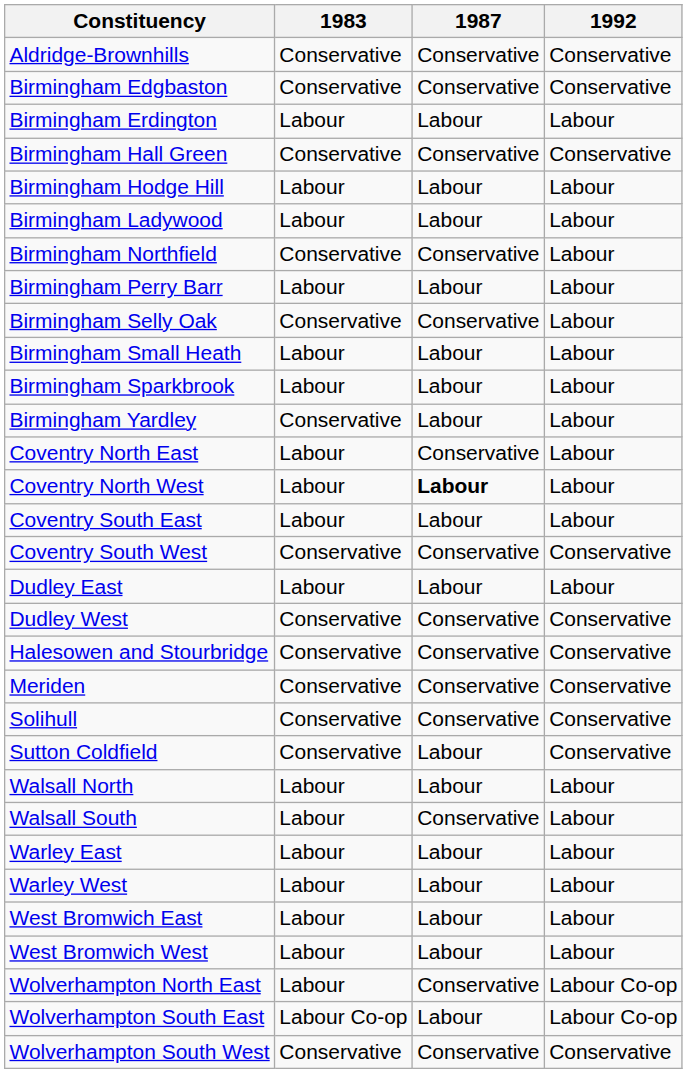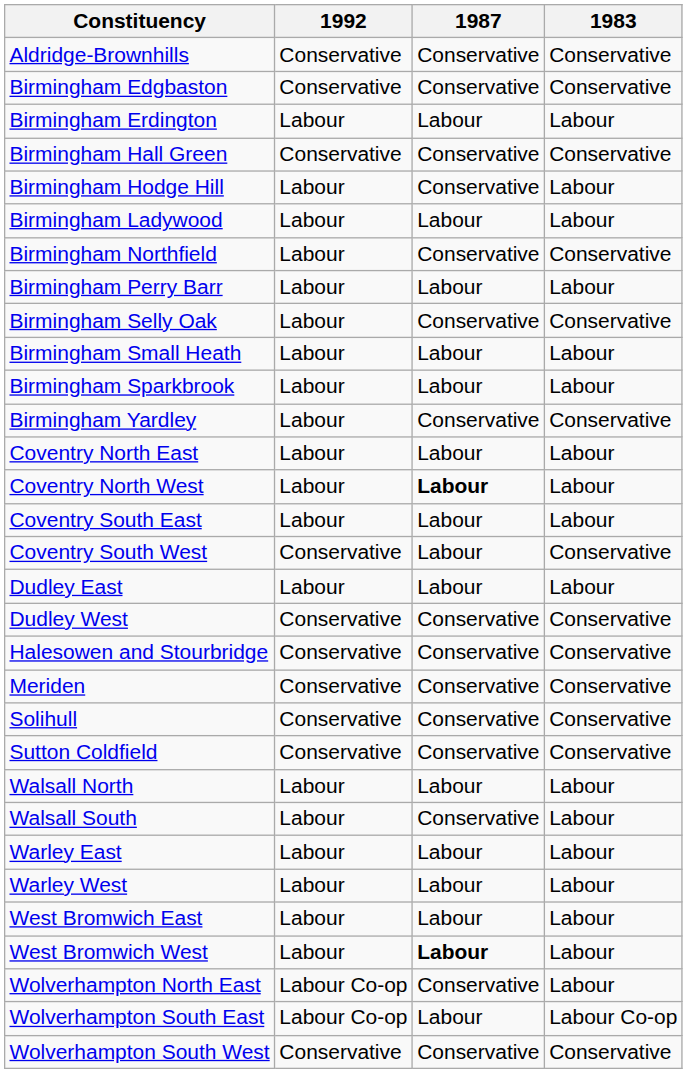columns swapped: (343, 21) <-> (613, 21)
(450, 187) Labour -> (478, 187) Conservative
(450, 420) Labour -> (478, 420) Conservative
(478, 453) Conservative -> (450, 453) Labour
(478, 552) Conservative -> (450, 552) Labour
(450, 752) Labour -> (478, 752) Conservative
(450, 951) normal -> (453, 951) bold
